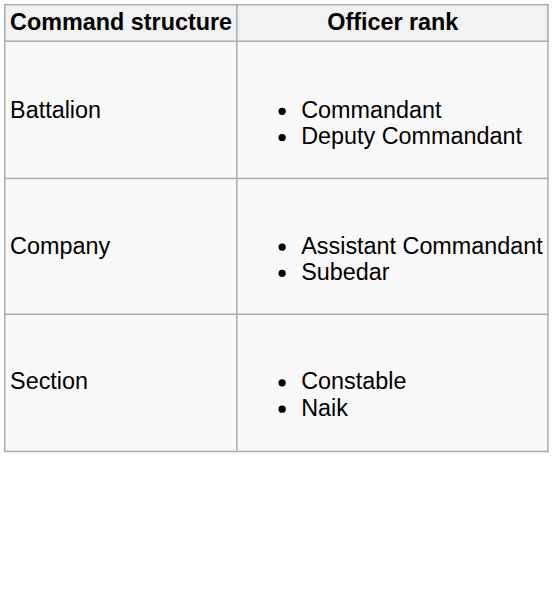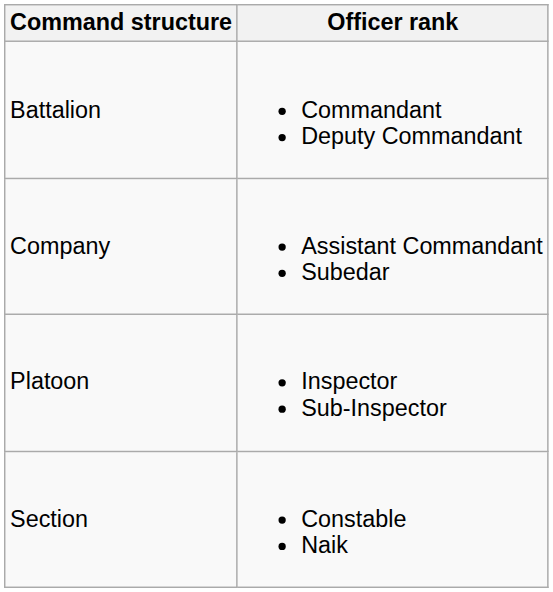+ row: (50, 382)
